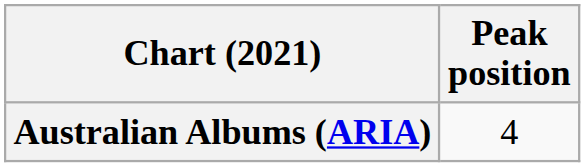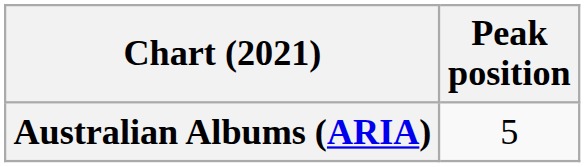(509, 131) 4 -> (509, 131) 5
